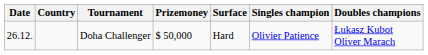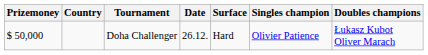columns swapped: (20, 12) <-> (182, 12)
